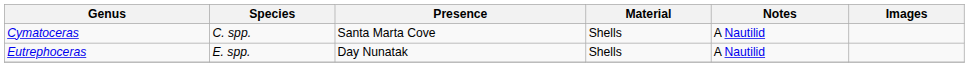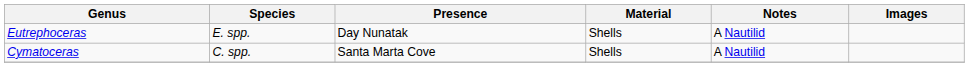rows swapped: (43, 33) <-> (47, 52)
